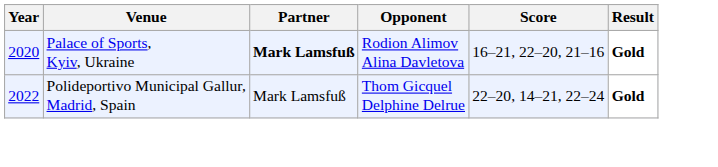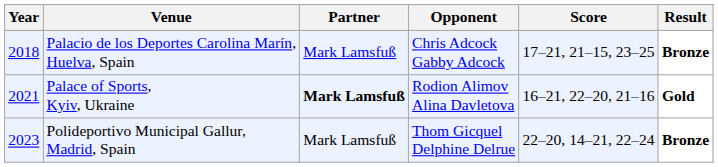+ row: (171, 52)
(24, 52) 2020 -> (24, 96) 2021
(24, 96) 2022 -> (24, 140) 2023
(628, 96) Gold -> (686, 140) Bronze
